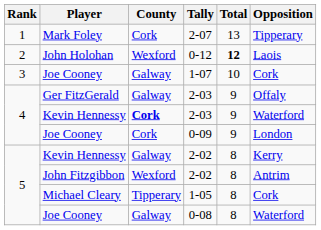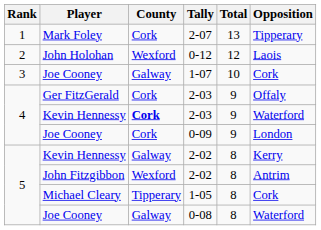(233, 54) bold -> (233, 54) normal
(151, 94) Galway -> (144, 94) Cork
